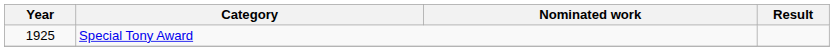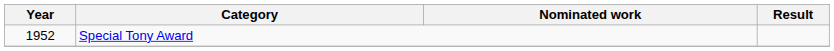(40, 35) 1925 -> (40, 35) 1952
